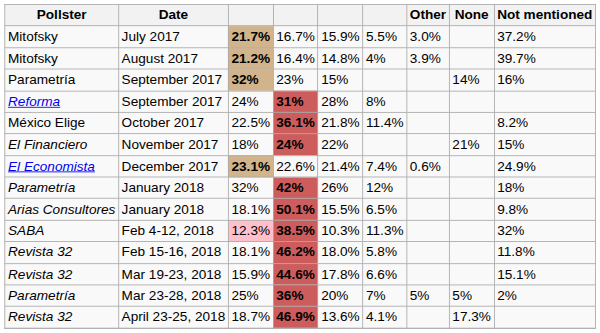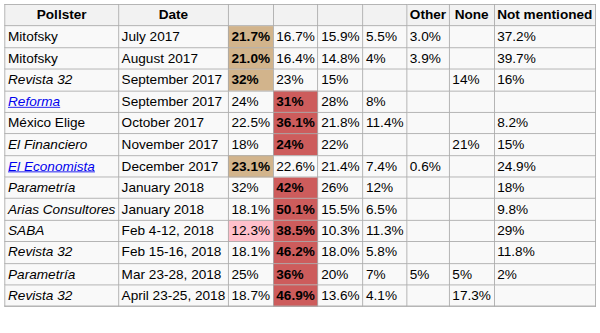(251, 58) 21.2% -> (251, 58) 21.0%
(42, 79) Parametría -> (40, 79) Revista 32
(511, 230) 32% -> (511, 230) 29%
- row: (296, 274)
